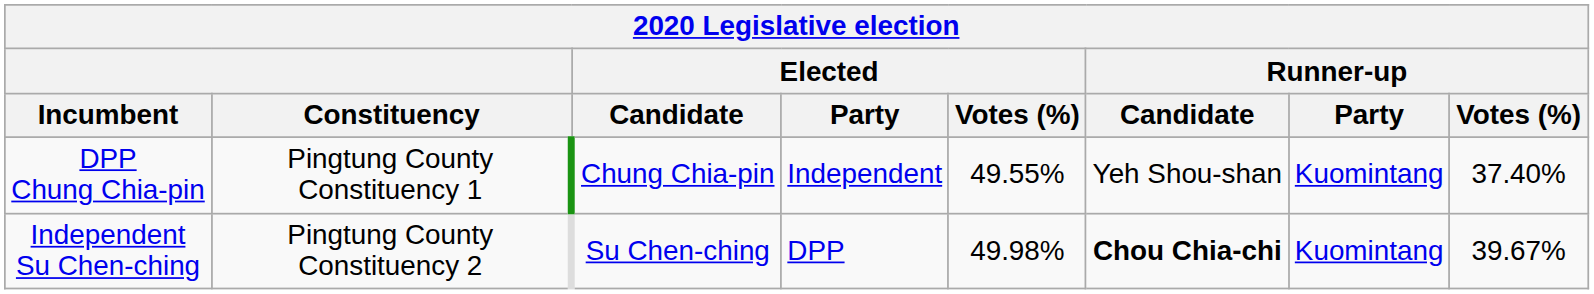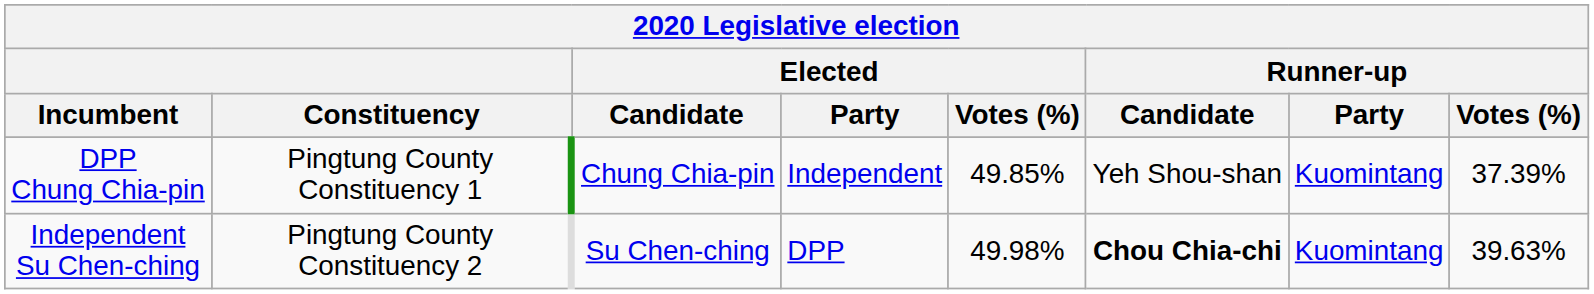(1017, 174) 49.55% -> (1017, 174) 49.85%
(1519, 174) 37.40% -> (1519, 174) 37.39%
(1519, 250) 39.67% -> (1519, 250) 39.63%
